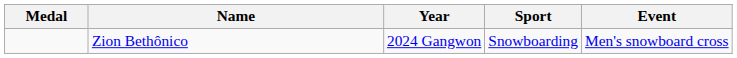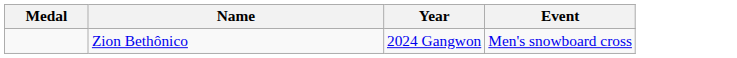- column: (533, 16)
